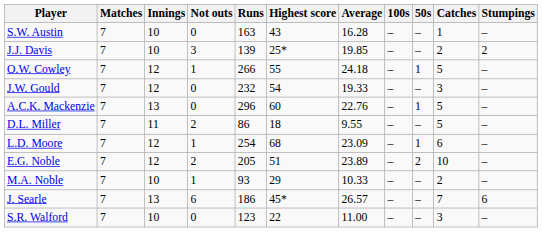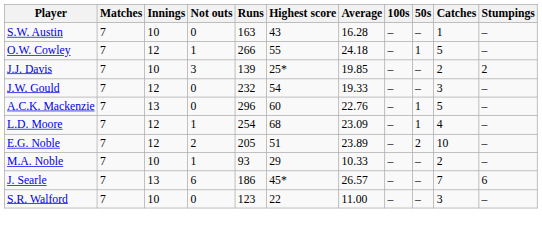rows swapped: (39, 69) <-> (30, 50)
- row: (34, 124)
(440, 143) 6 -> (440, 124) 4
